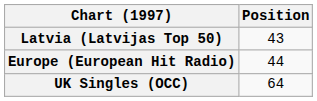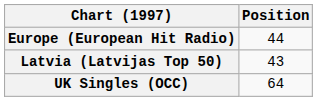rows swapped: (122, 62) <-> (122, 39)
